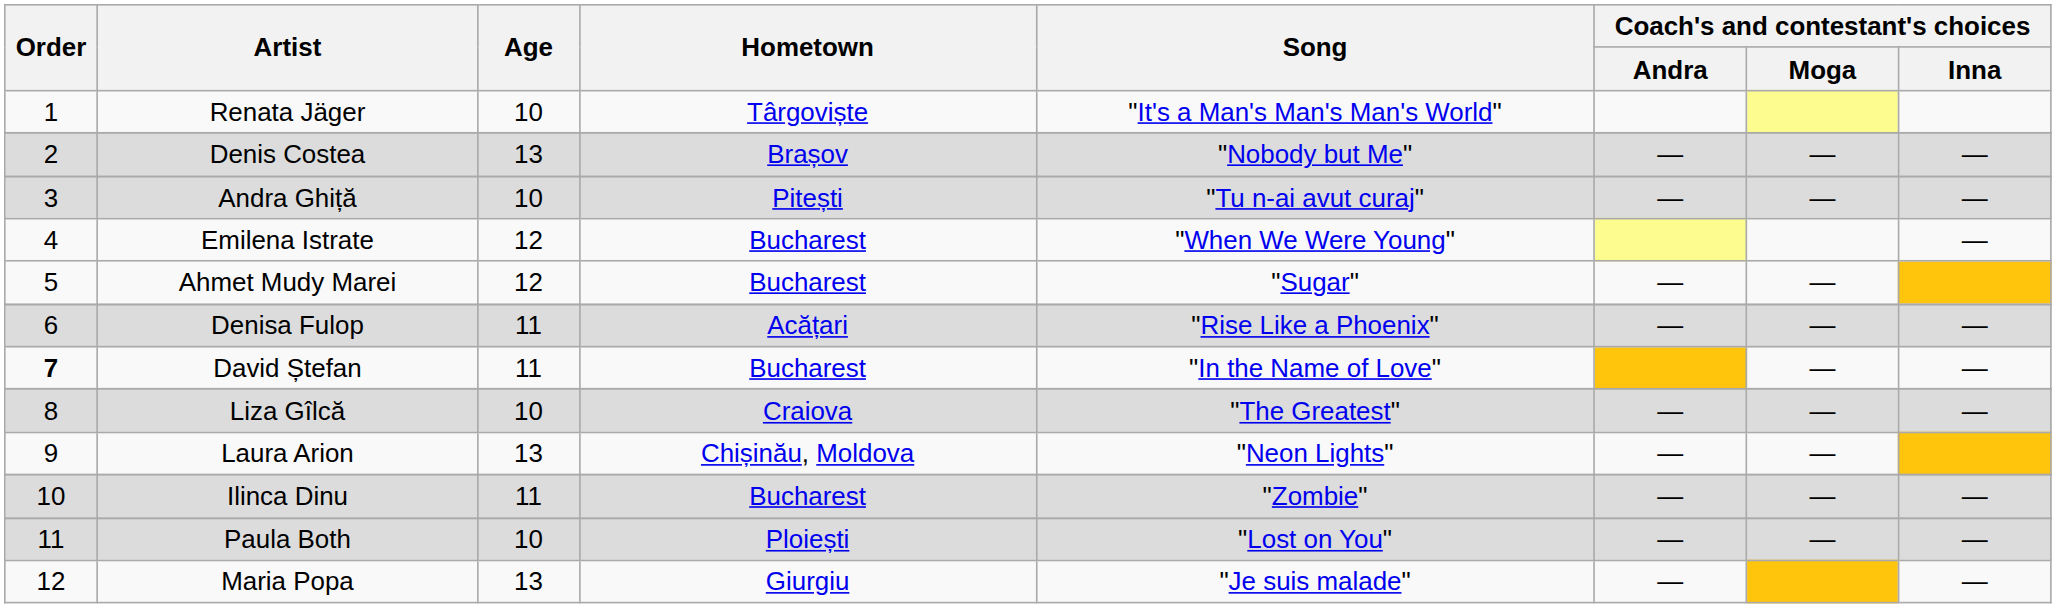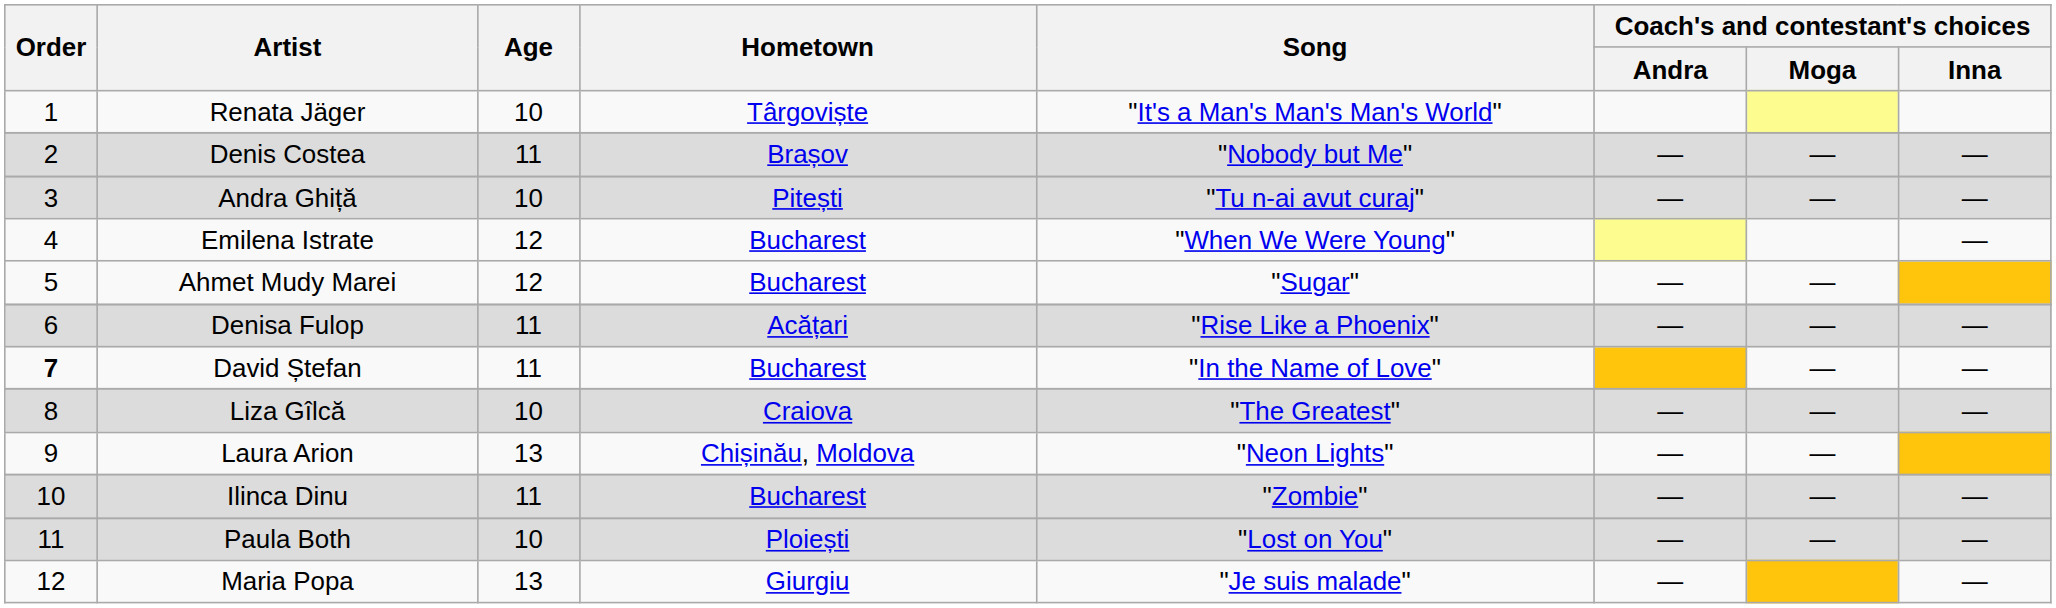(528, 154) 13 -> (528, 154) 11
